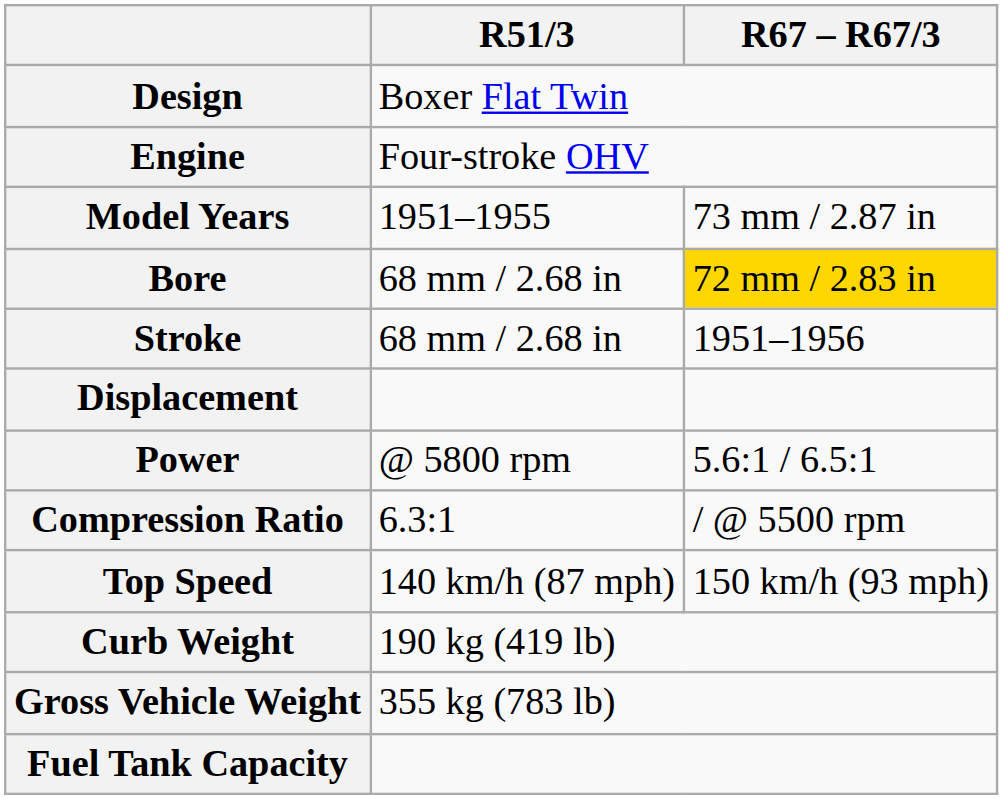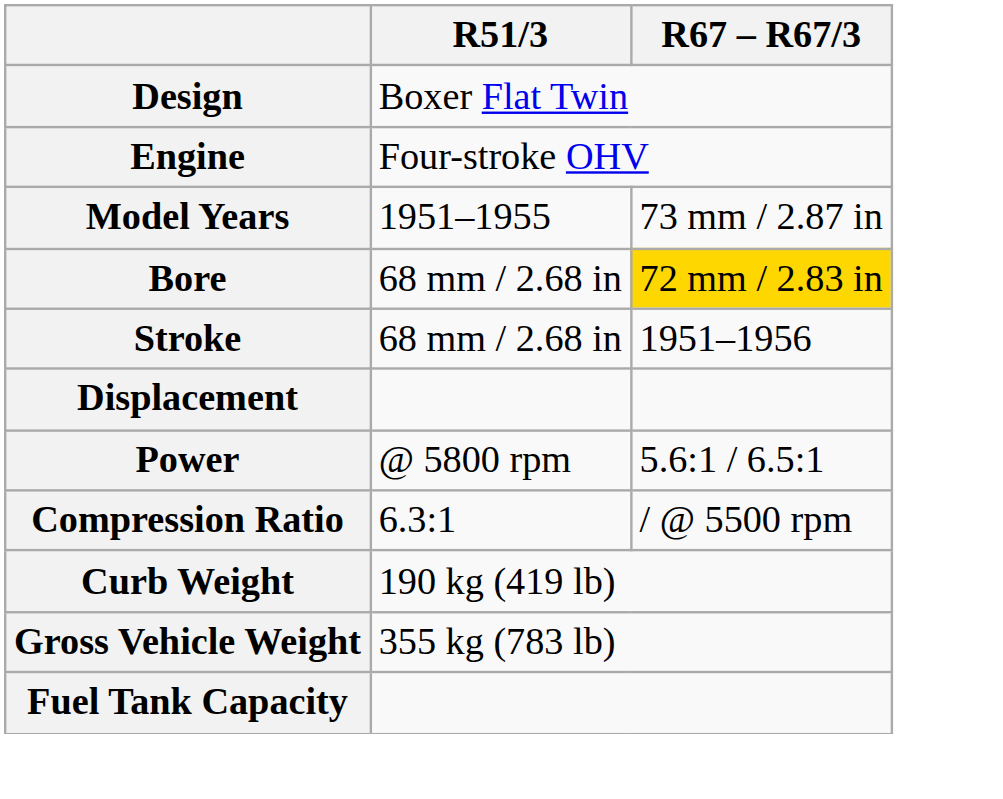- row: (188, 580)
